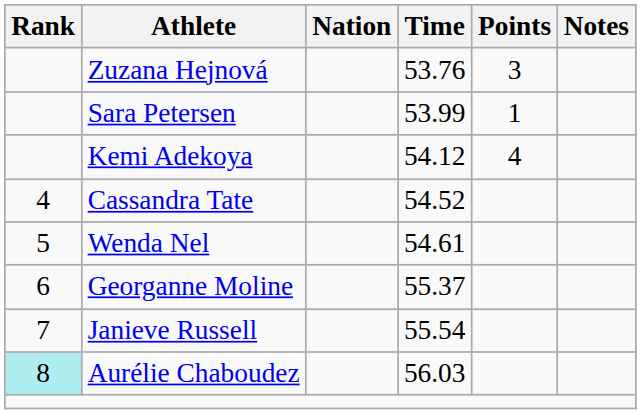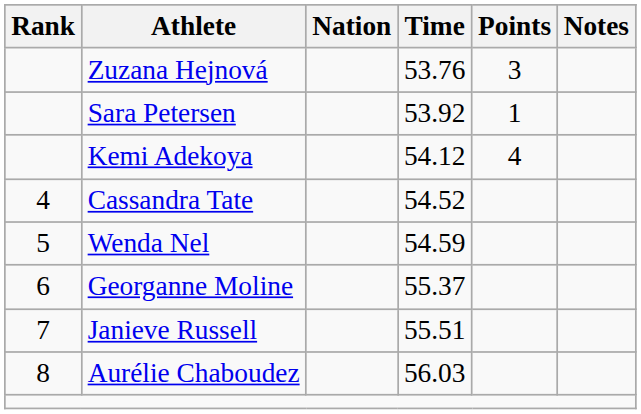(435, 112) 53.99 -> (435, 112) 53.92
(435, 243) 54.61 -> (435, 243) 54.59
(435, 329) 55.54 -> (435, 329) 55.51
(43, 373) paleturquoise background -> (43, 373) no background
